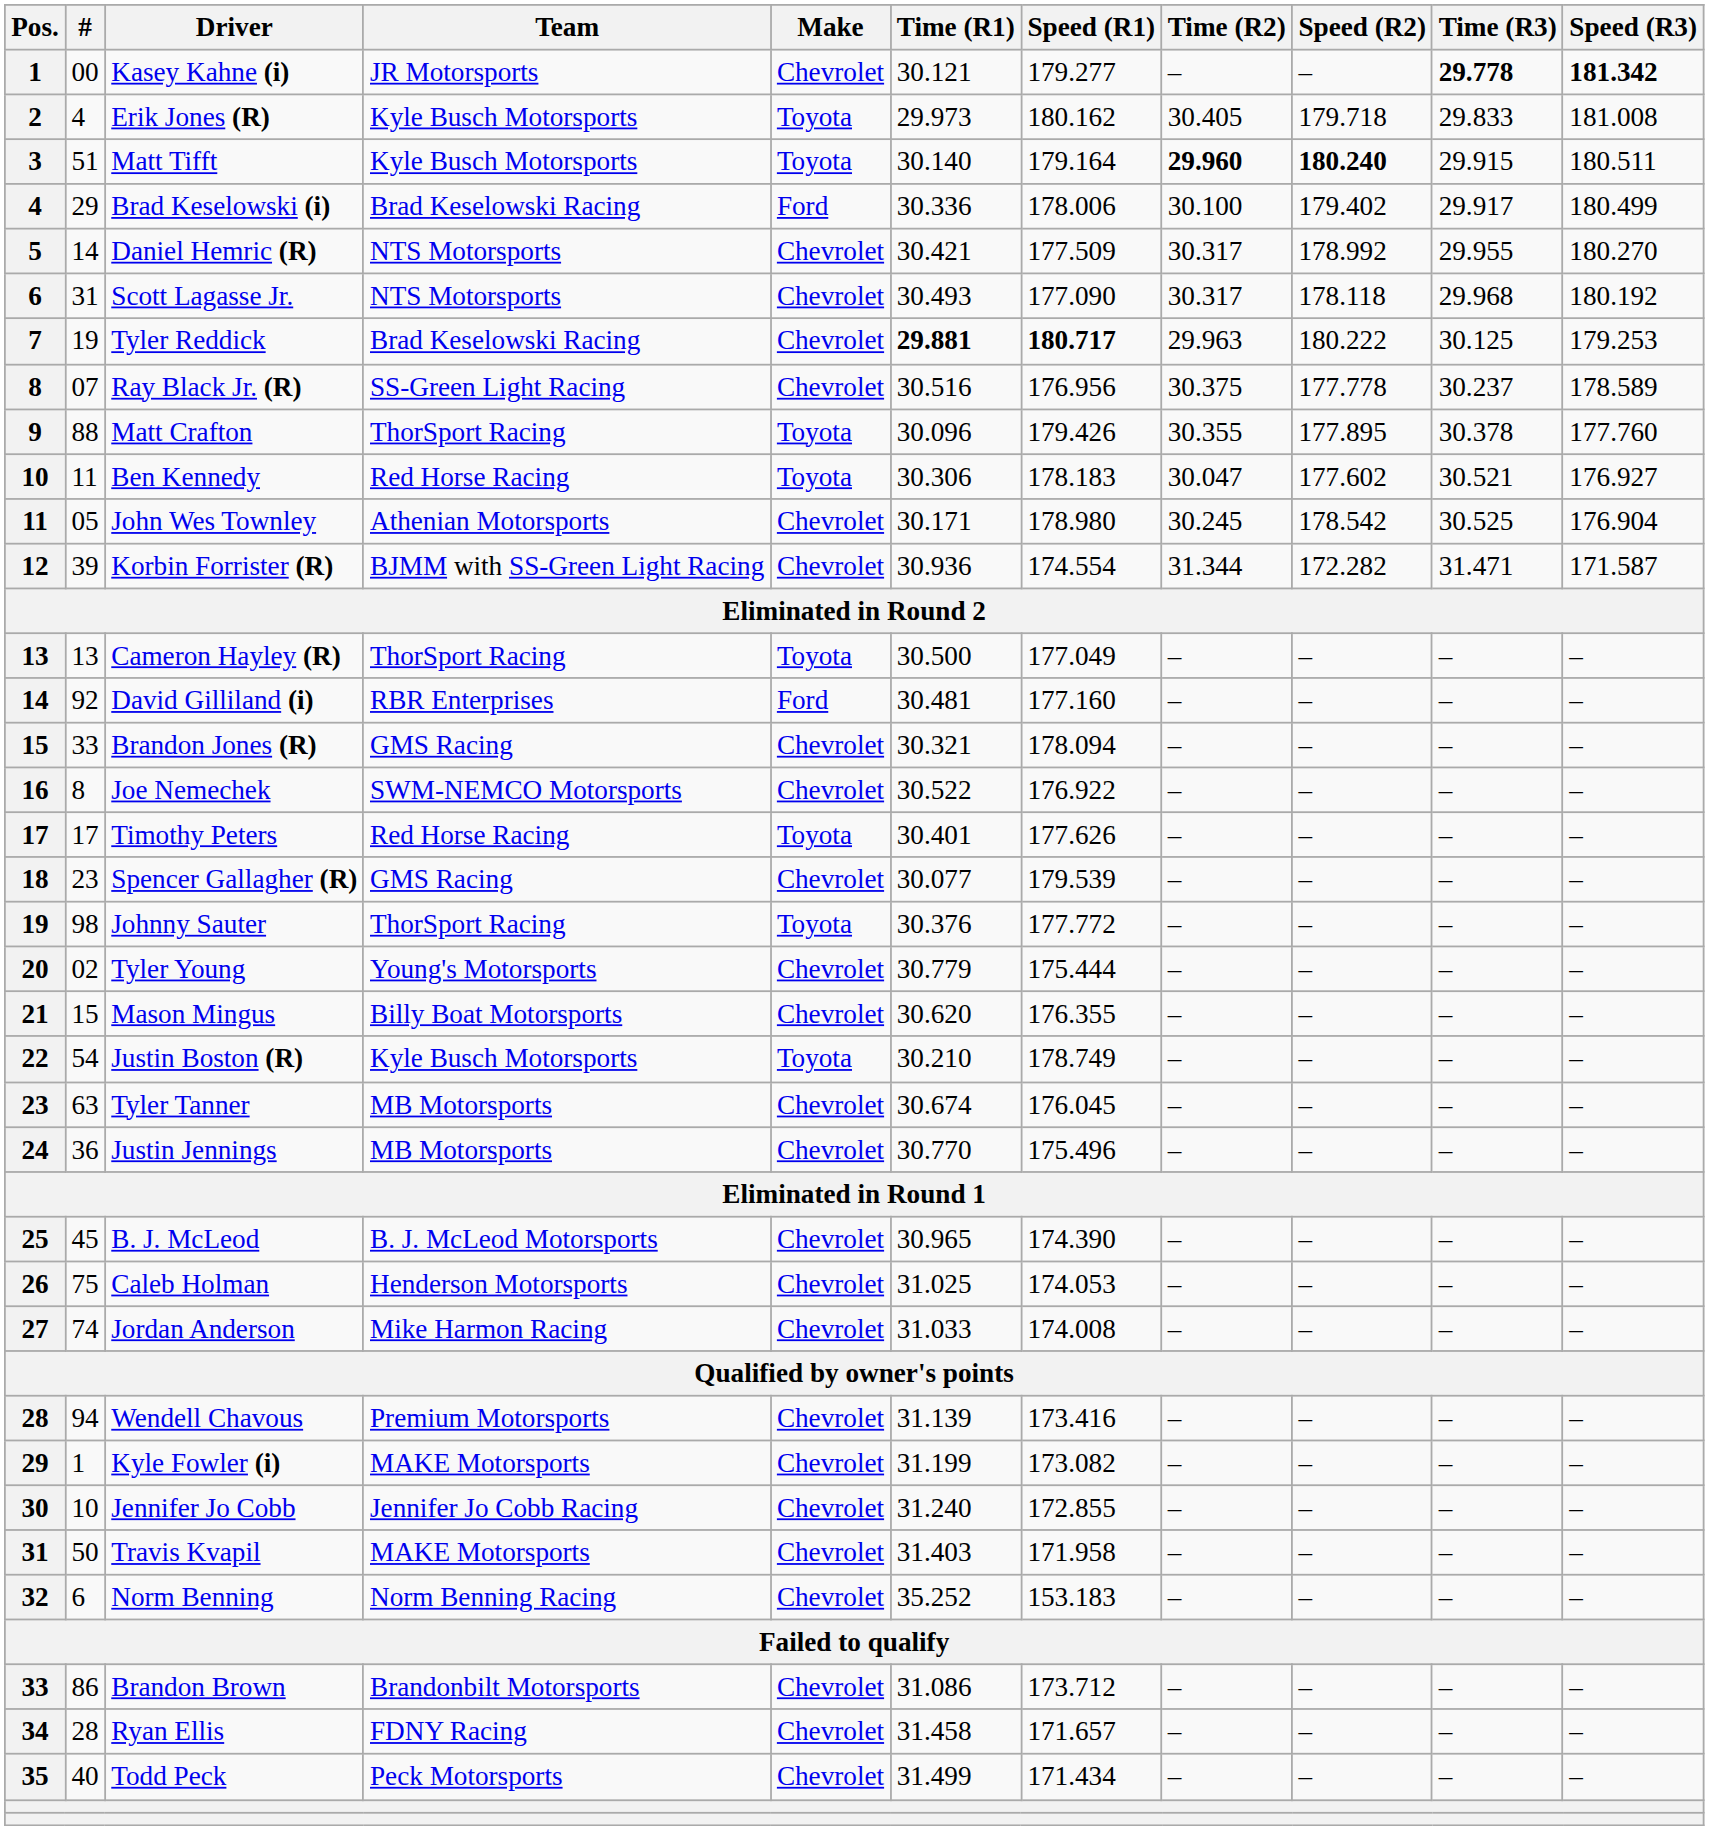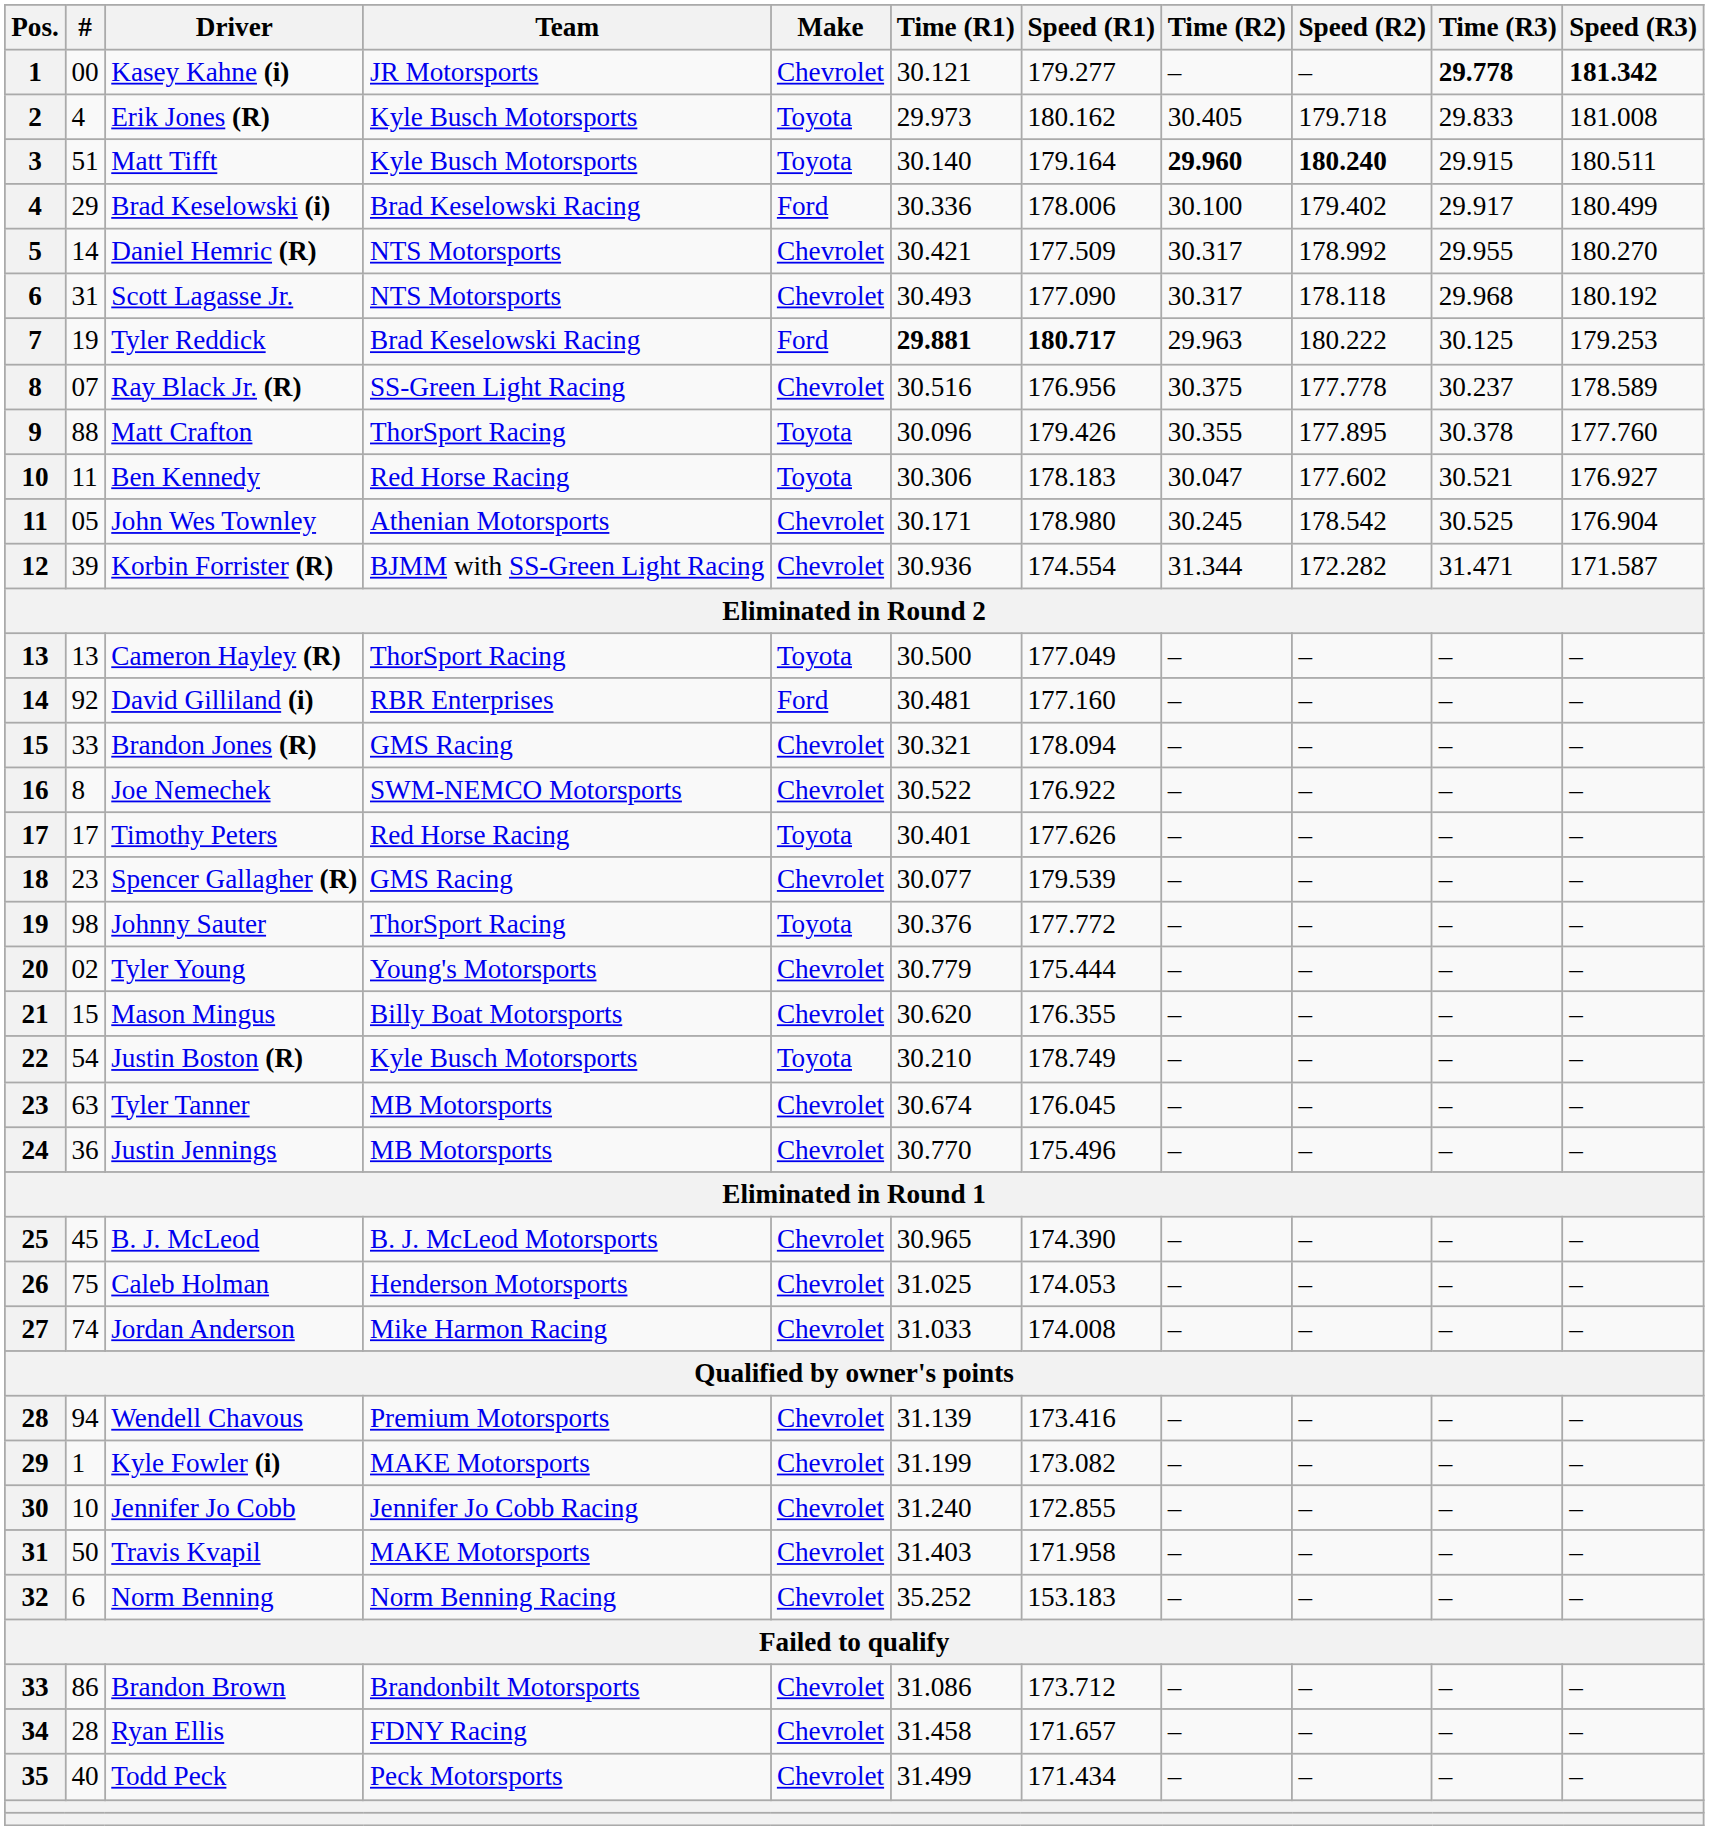(830, 341) Chevrolet -> (803, 341) Ford
